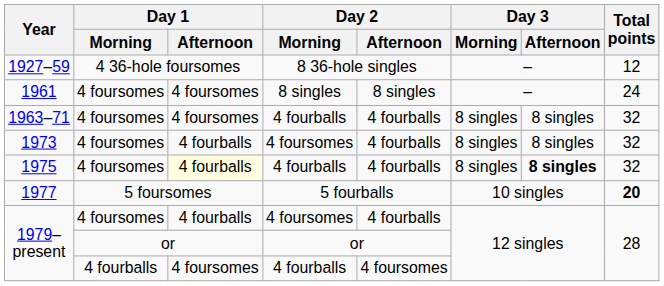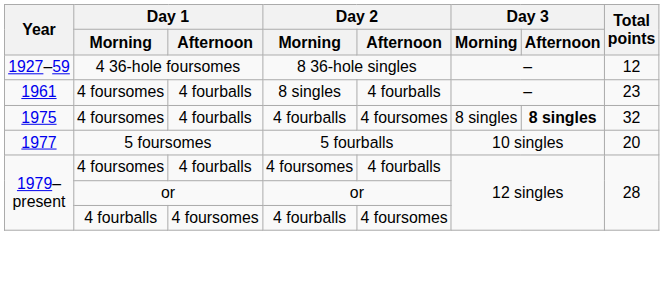(215, 92) 4 foursomes -> (215, 92) 4 fourballs
(404, 92) 8 singles -> (404, 92) 4 fourballs
(632, 92) 24 -> (632, 92) 23
- row: (39, 117)
- row: (39, 142)
(215, 167) lightyellow background -> (215, 117) no background
(404, 167) 4 fourballs -> (404, 117) 4 foursomes
(632, 192) bold -> (632, 142) normal
